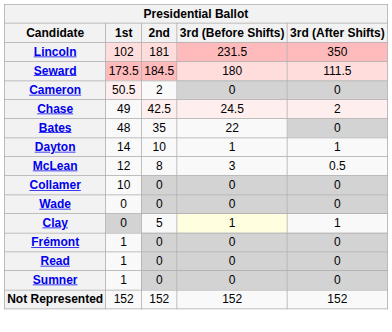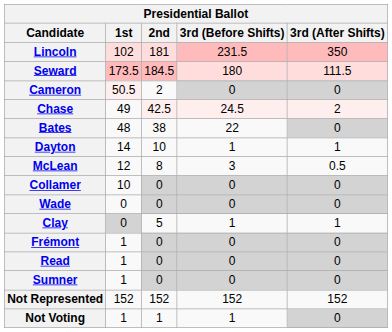(159, 128) 35 -> (159, 128) 38
(232, 223) lightyellow background -> (232, 223) no background
+ row: (55, 318)
